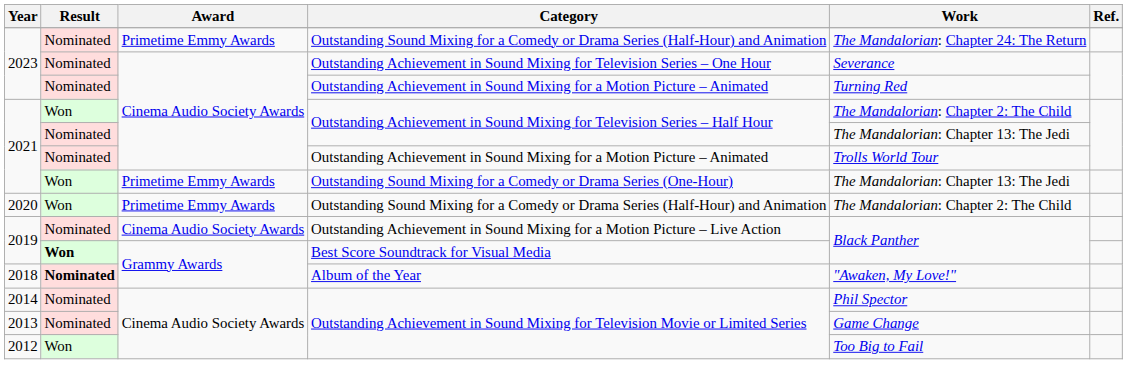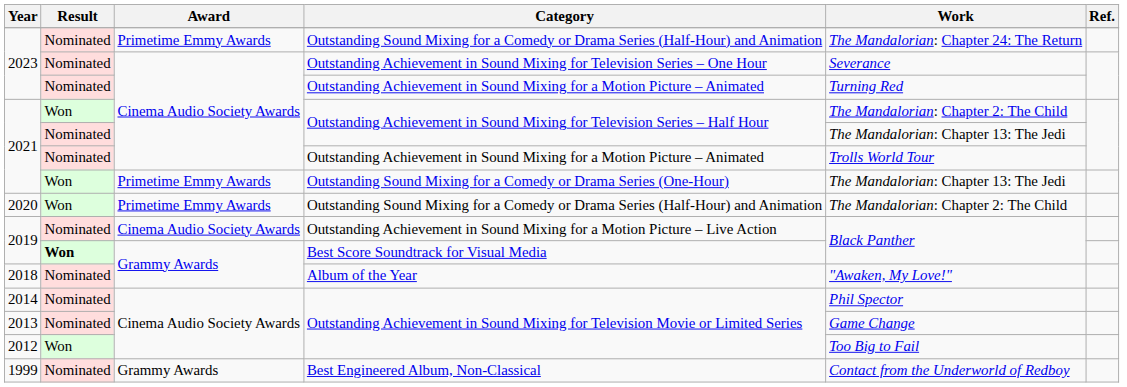(80, 275) bold -> (78, 275) normal
+ row: (23, 370)
